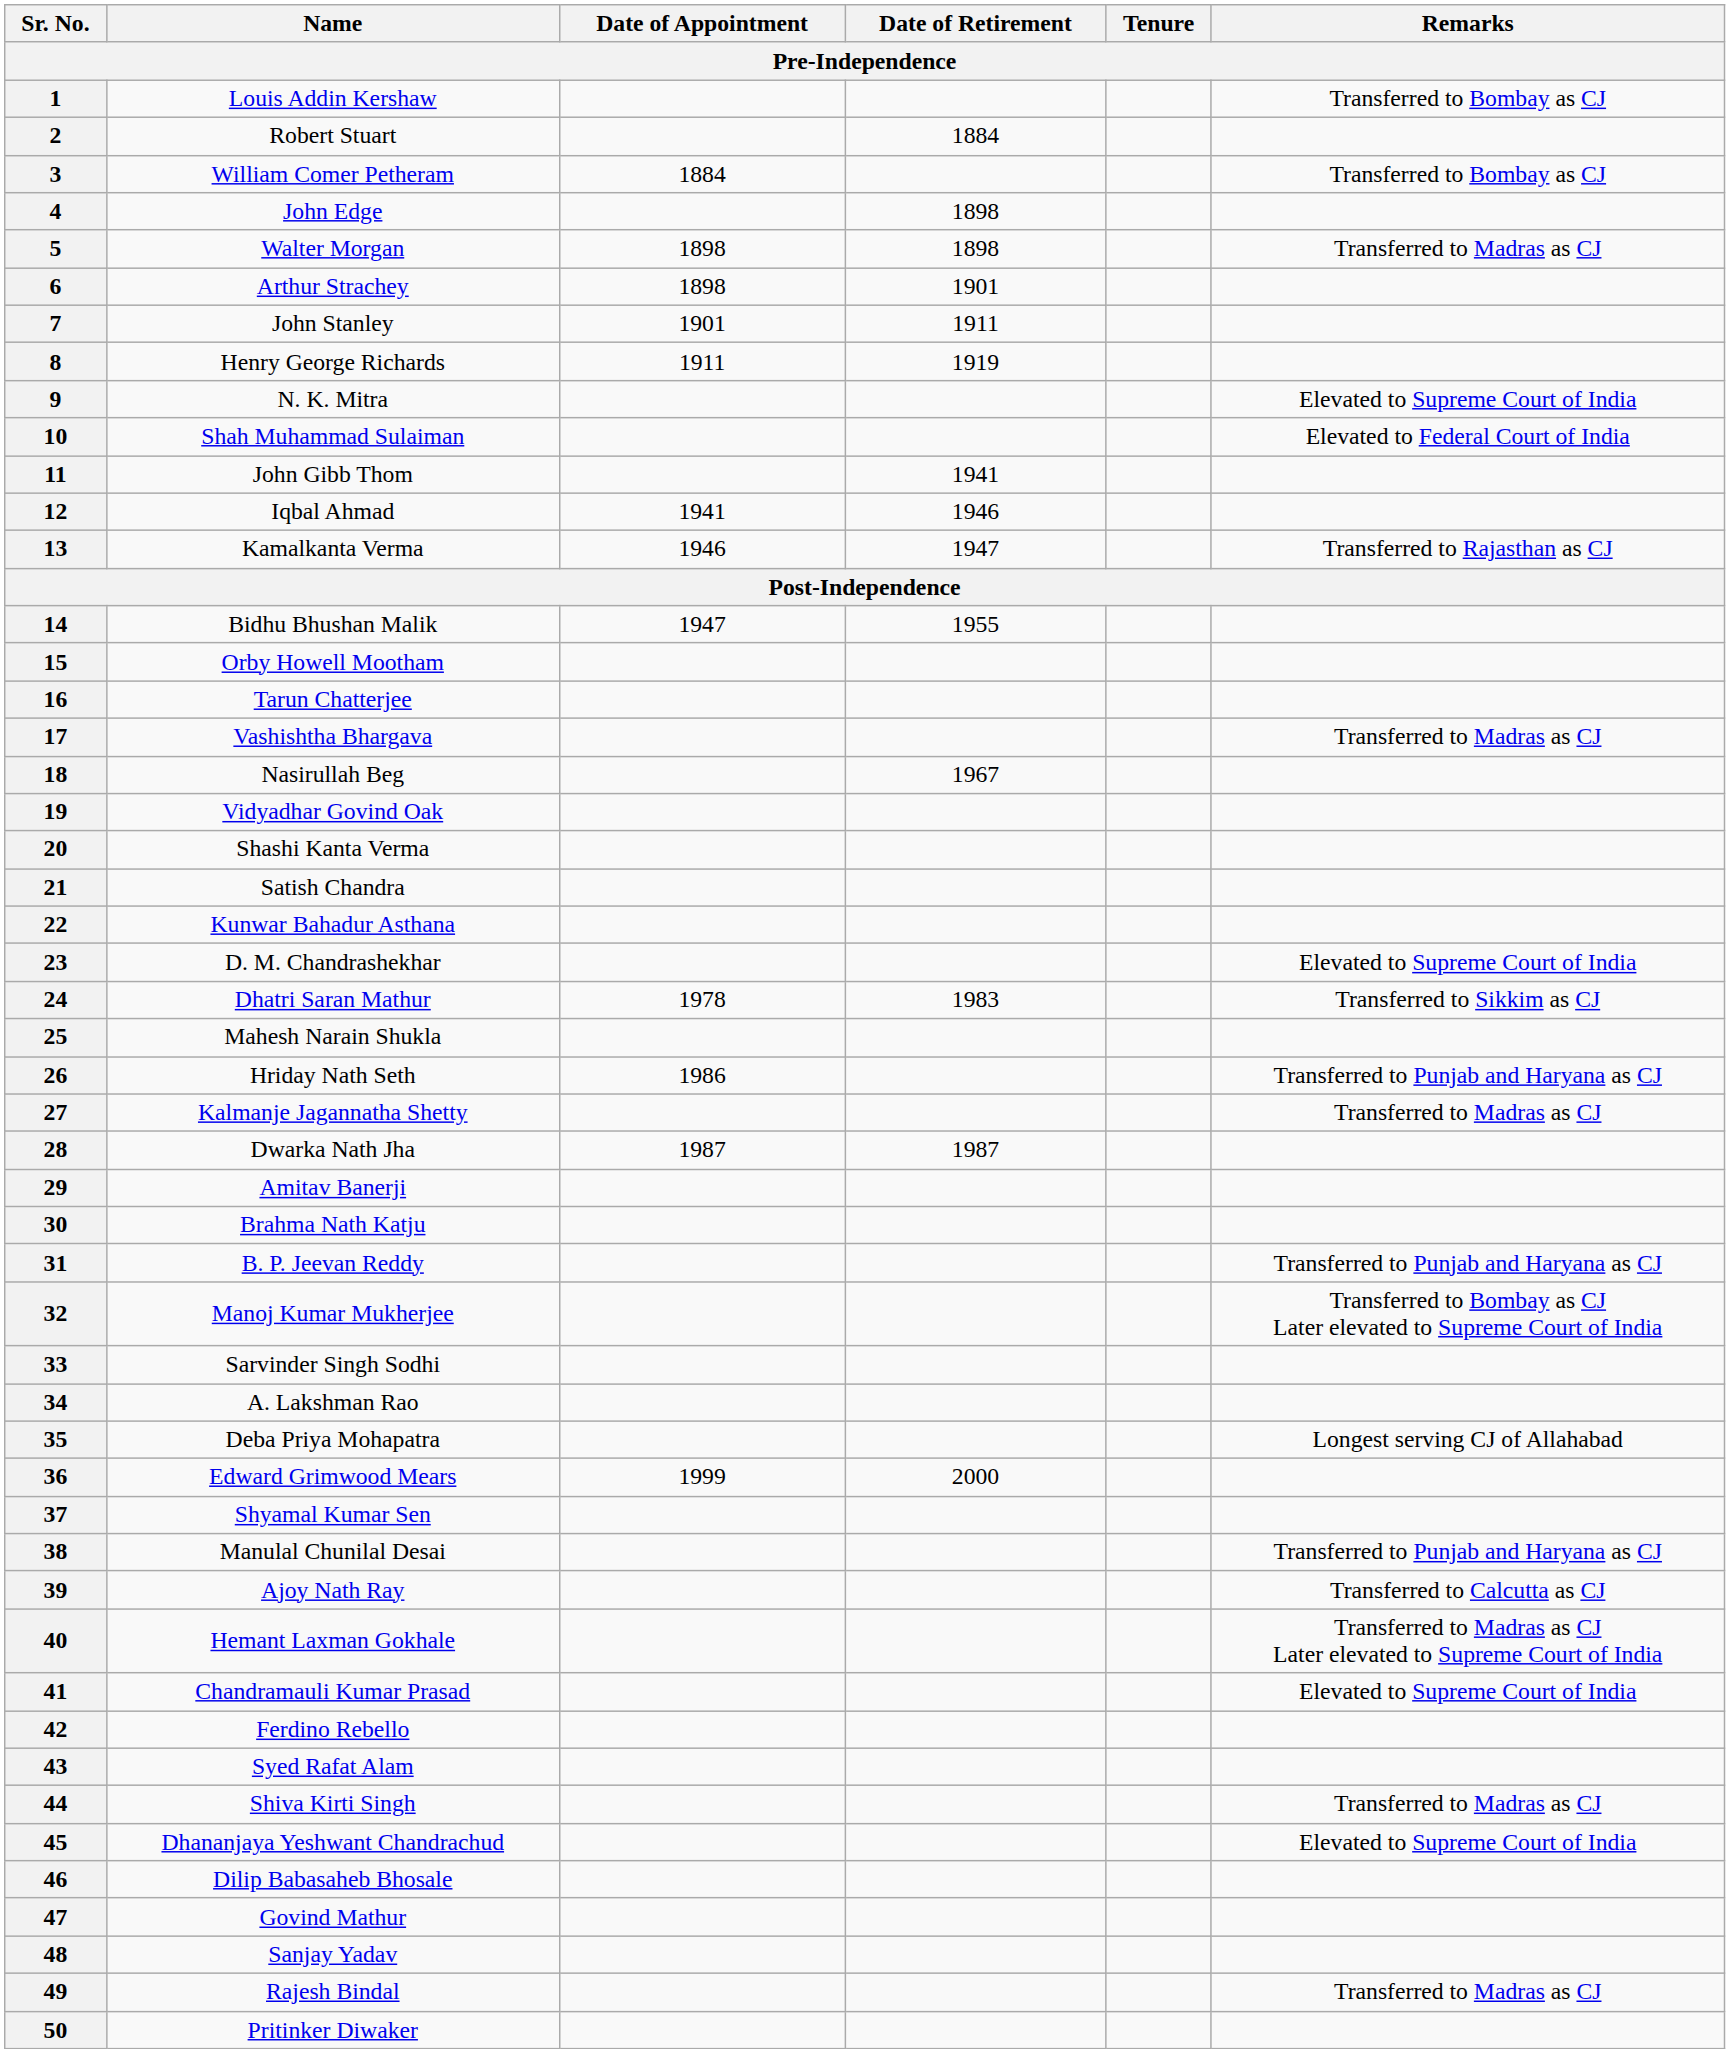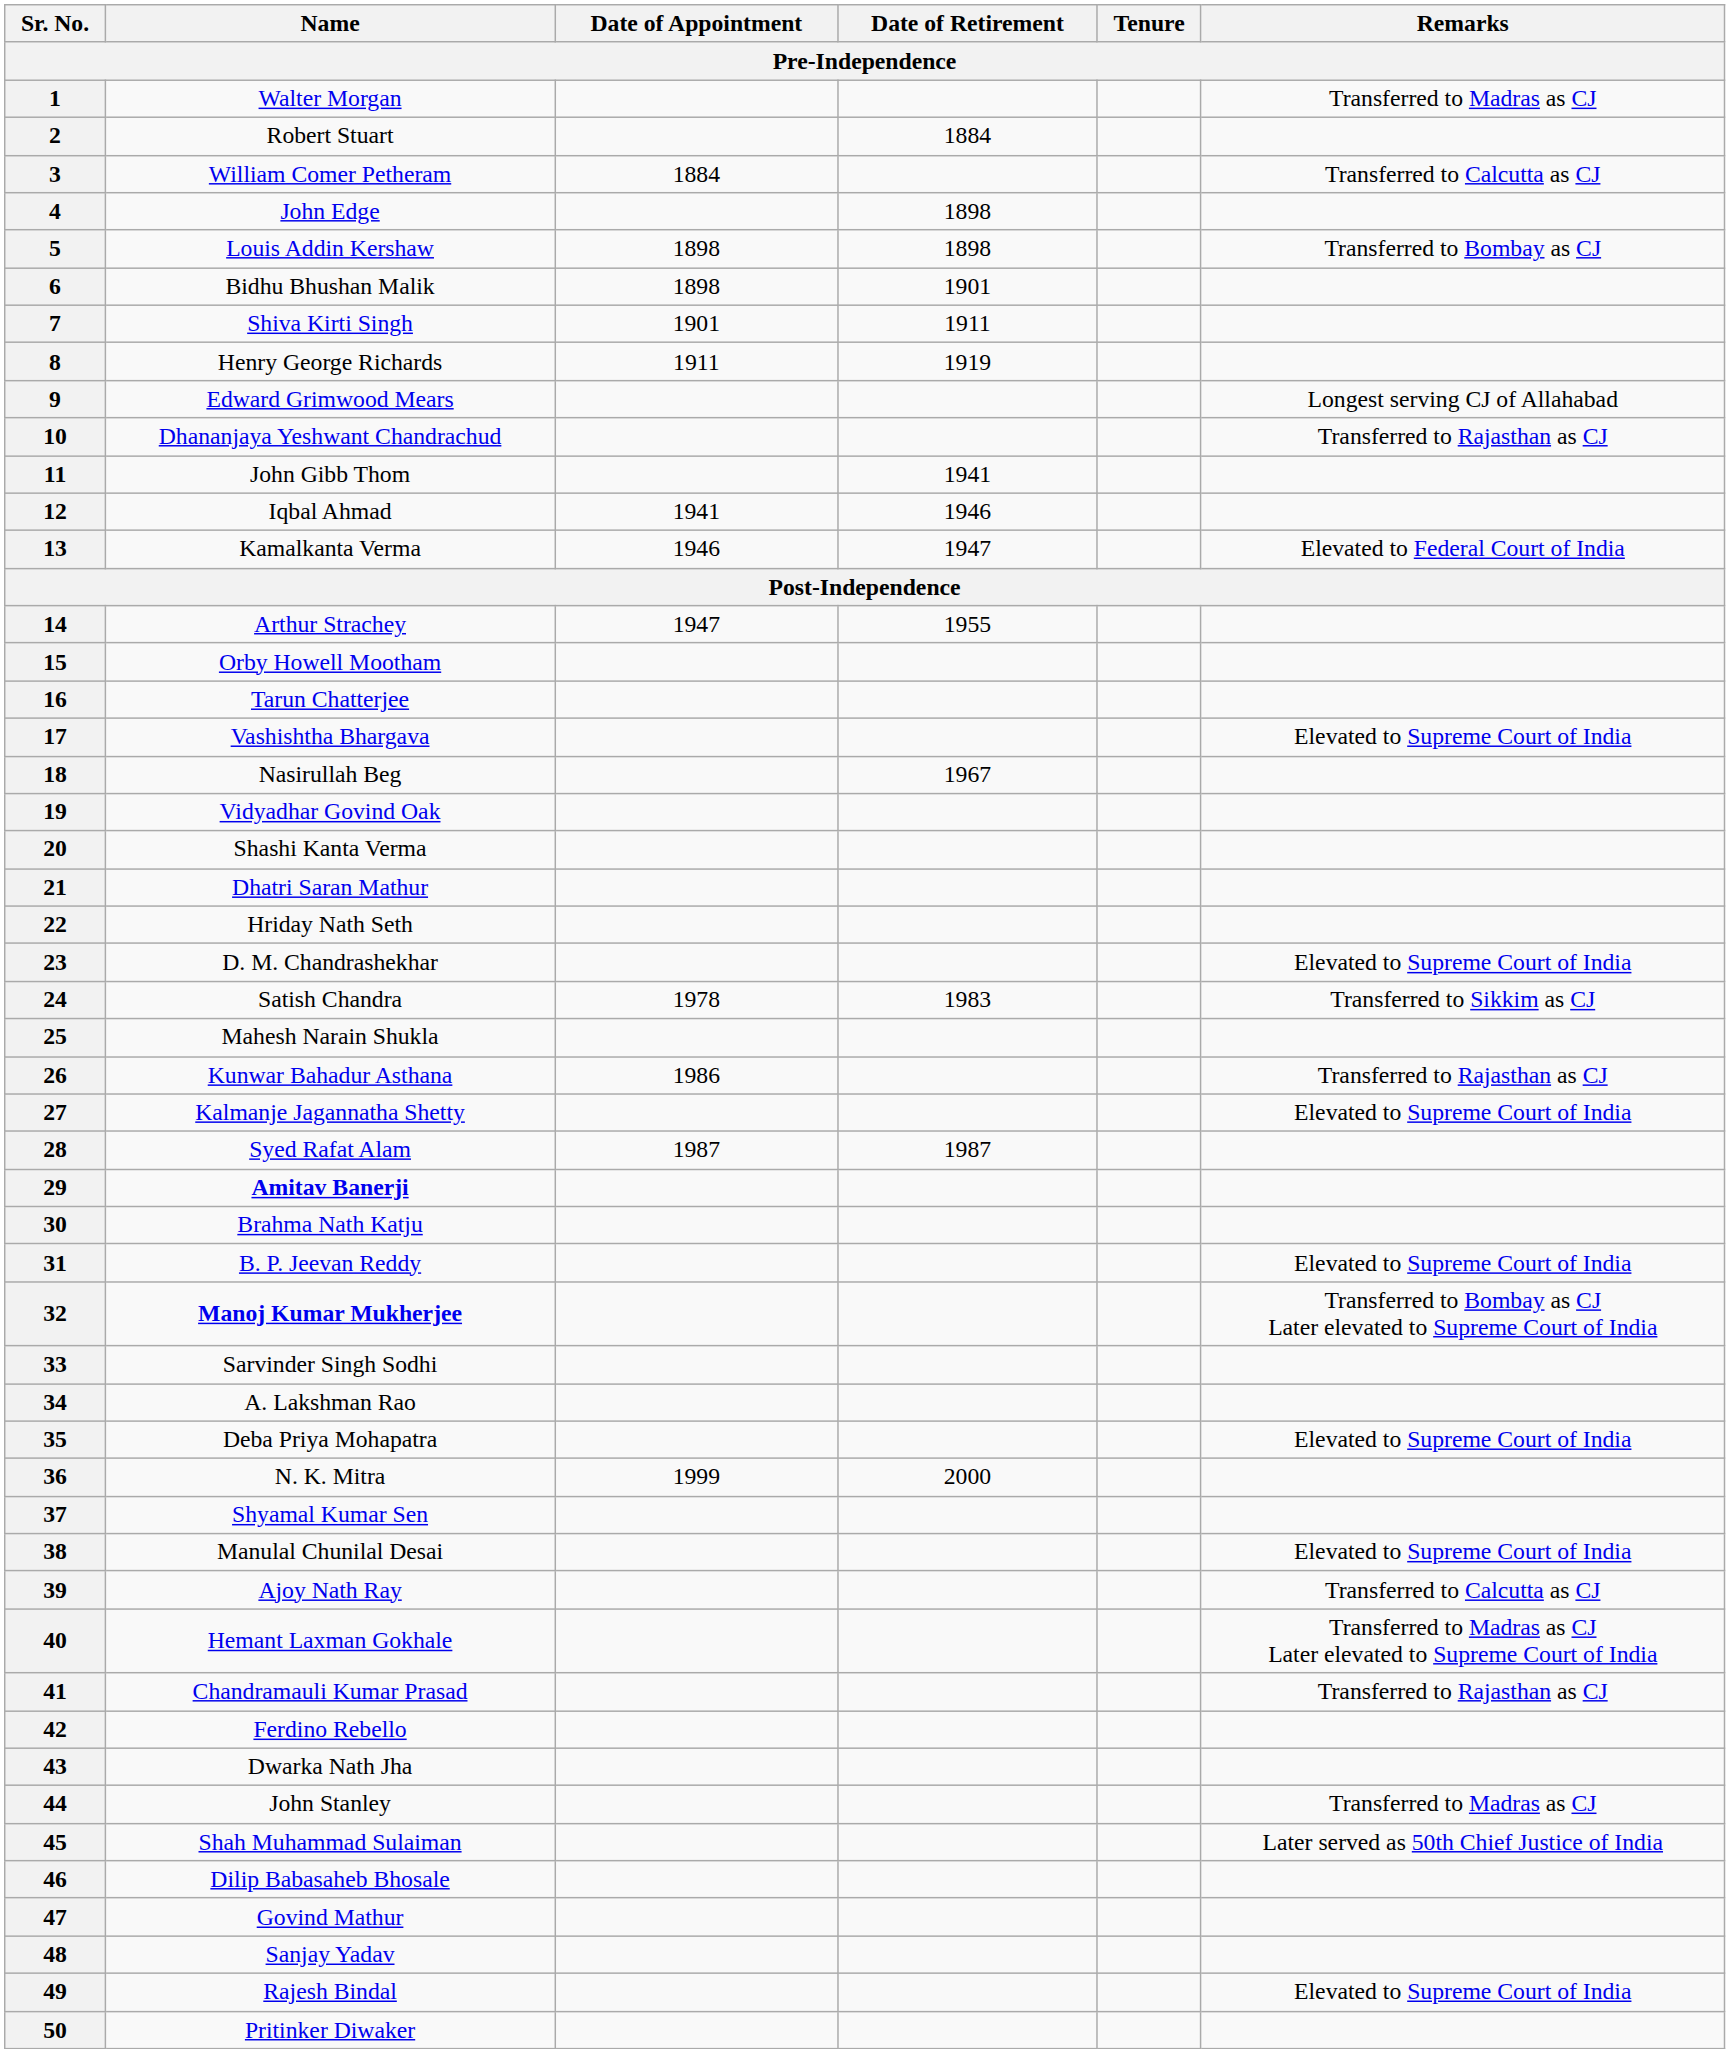(333, 98) Louis Addin Kershaw -> (330, 98) Walter Morgan
(1468, 98) Transferred to Bombay as CJ -> (1463, 98) Transferred to Madras as CJ
(1468, 173) Transferred to Bombay as CJ -> (1463, 173) Transferred to Calcutta as CJ
(333, 248) Walter Morgan -> (330, 248) Louis Addin Kershaw
(1468, 248) Transferred to Madras as CJ -> (1463, 248) Transferred to Bombay as CJ
(333, 286) Arthur Strachey -> (330, 286) Bidhu Bhushan Malik
(333, 323) John Stanley -> (330, 323) Shiva Kirti Singh
(333, 398) N. K. Mitra -> (330, 398) Edward Grimwood Mears
(1468, 398) Elevated to Supreme Court of India -> (1463, 398) Longest serving CJ of Allahabad
(333, 436) Shah Muhammad Sulaiman -> (330, 436) Dhananjaya Yeshwant Chandrachud
(1468, 436) Elevated to Federal Court of India -> (1463, 436) Transferred to Rajasthan as CJ
(1468, 549) Transferred to Rajasthan as CJ -> (1463, 549) Elevated to Federal Court of India
(333, 624) Bidhu Bhushan Malik -> (330, 624) Arthur Strachey
(1468, 736) Transferred to Madras as CJ -> (1463, 736) Elevated to Supreme Court of India
(333, 887) Satish Chandra -> (330, 887) Dhatri Saran Mathur
(333, 924) Kunwar Bahadur Asthana -> (330, 924) Hriday Nath Seth
(333, 999) Dhatri Saran Mathur -> (330, 999) Satish Chandra
(333, 1074) Hriday Nath Seth -> (330, 1074) Kunwar Bahadur Asthana
(1468, 1074) Transferred to Punjab and Haryana as CJ -> (1463, 1074) Transferred to Rajasthan as CJ
(1468, 1112) Transferred to Madras as CJ -> (1463, 1112) Elevated to Supreme Court of India
(333, 1149) Dwarka Nath Jha -> (330, 1149) Syed Rafat Alam
(333, 1187) normal -> (330, 1187) bold
(1468, 1262) Transferred to Punjab and Haryana as CJ -> (1463, 1262) Elevated to Supreme Court of India
(333, 1313) normal -> (330, 1313) bold
(1468, 1439) Longest serving CJ of Allahabad -> (1463, 1439) Elevated to Supreme Court of India
(333, 1477) Edward Grimwood Mears -> (330, 1477) N. K. Mitra
(1468, 1552) Transferred to Punjab and Haryana as CJ -> (1463, 1552) Elevated to Supreme Court of India
(1468, 1691) Elevated to Supreme Court of India -> (1463, 1691) Transferred to Rajasthan as CJ
(333, 1766) Syed Rafat Alam -> (330, 1766) Dwarka Nath Jha
(333, 1804) Shiva Kirti Singh -> (330, 1804) John Stanley
(333, 1841) Dhananjaya Yeshwant Chandrachud -> (330, 1841) Shah Muhammad Sulaiman
(1468, 1841) Elevated to Supreme Court of India -> (1463, 1841) Later served as 50th Chief Justice of India
(1468, 1991) Transferred to Madras as CJ -> (1463, 1991) Elevated to Supreme Court of India
